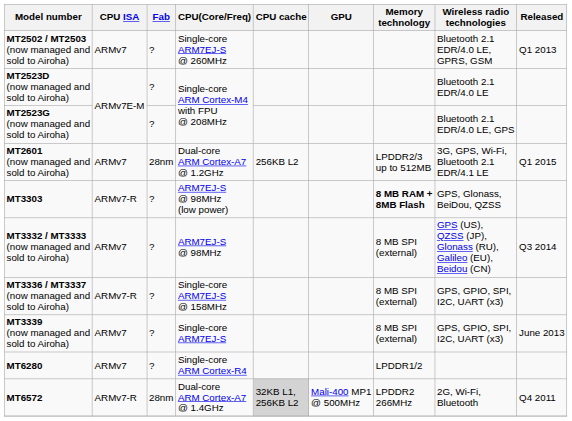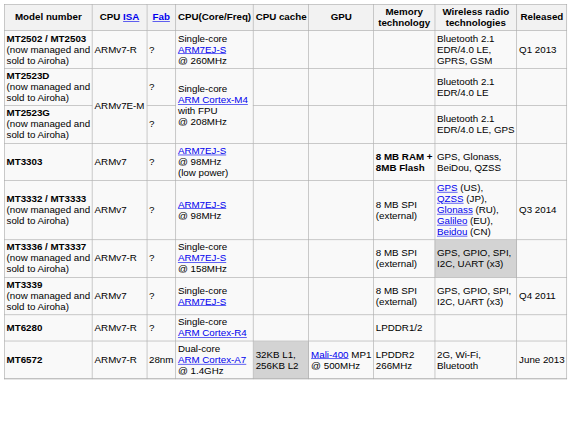(111, 49) ARMv7 -> (116, 49) ARMv7-R
- row: (48, 161)
(116, 199) ARMv7-R -> (111, 161) ARMv7
(474, 296) no background -> (474, 258) lightgrey background
(542, 333) June 2013 -> (537, 296) Q4 2011
(111, 365) ARMv7 -> (116, 328) ARMv7-R
(537, 397) Q4 2011 -> (542, 360) June 2013
